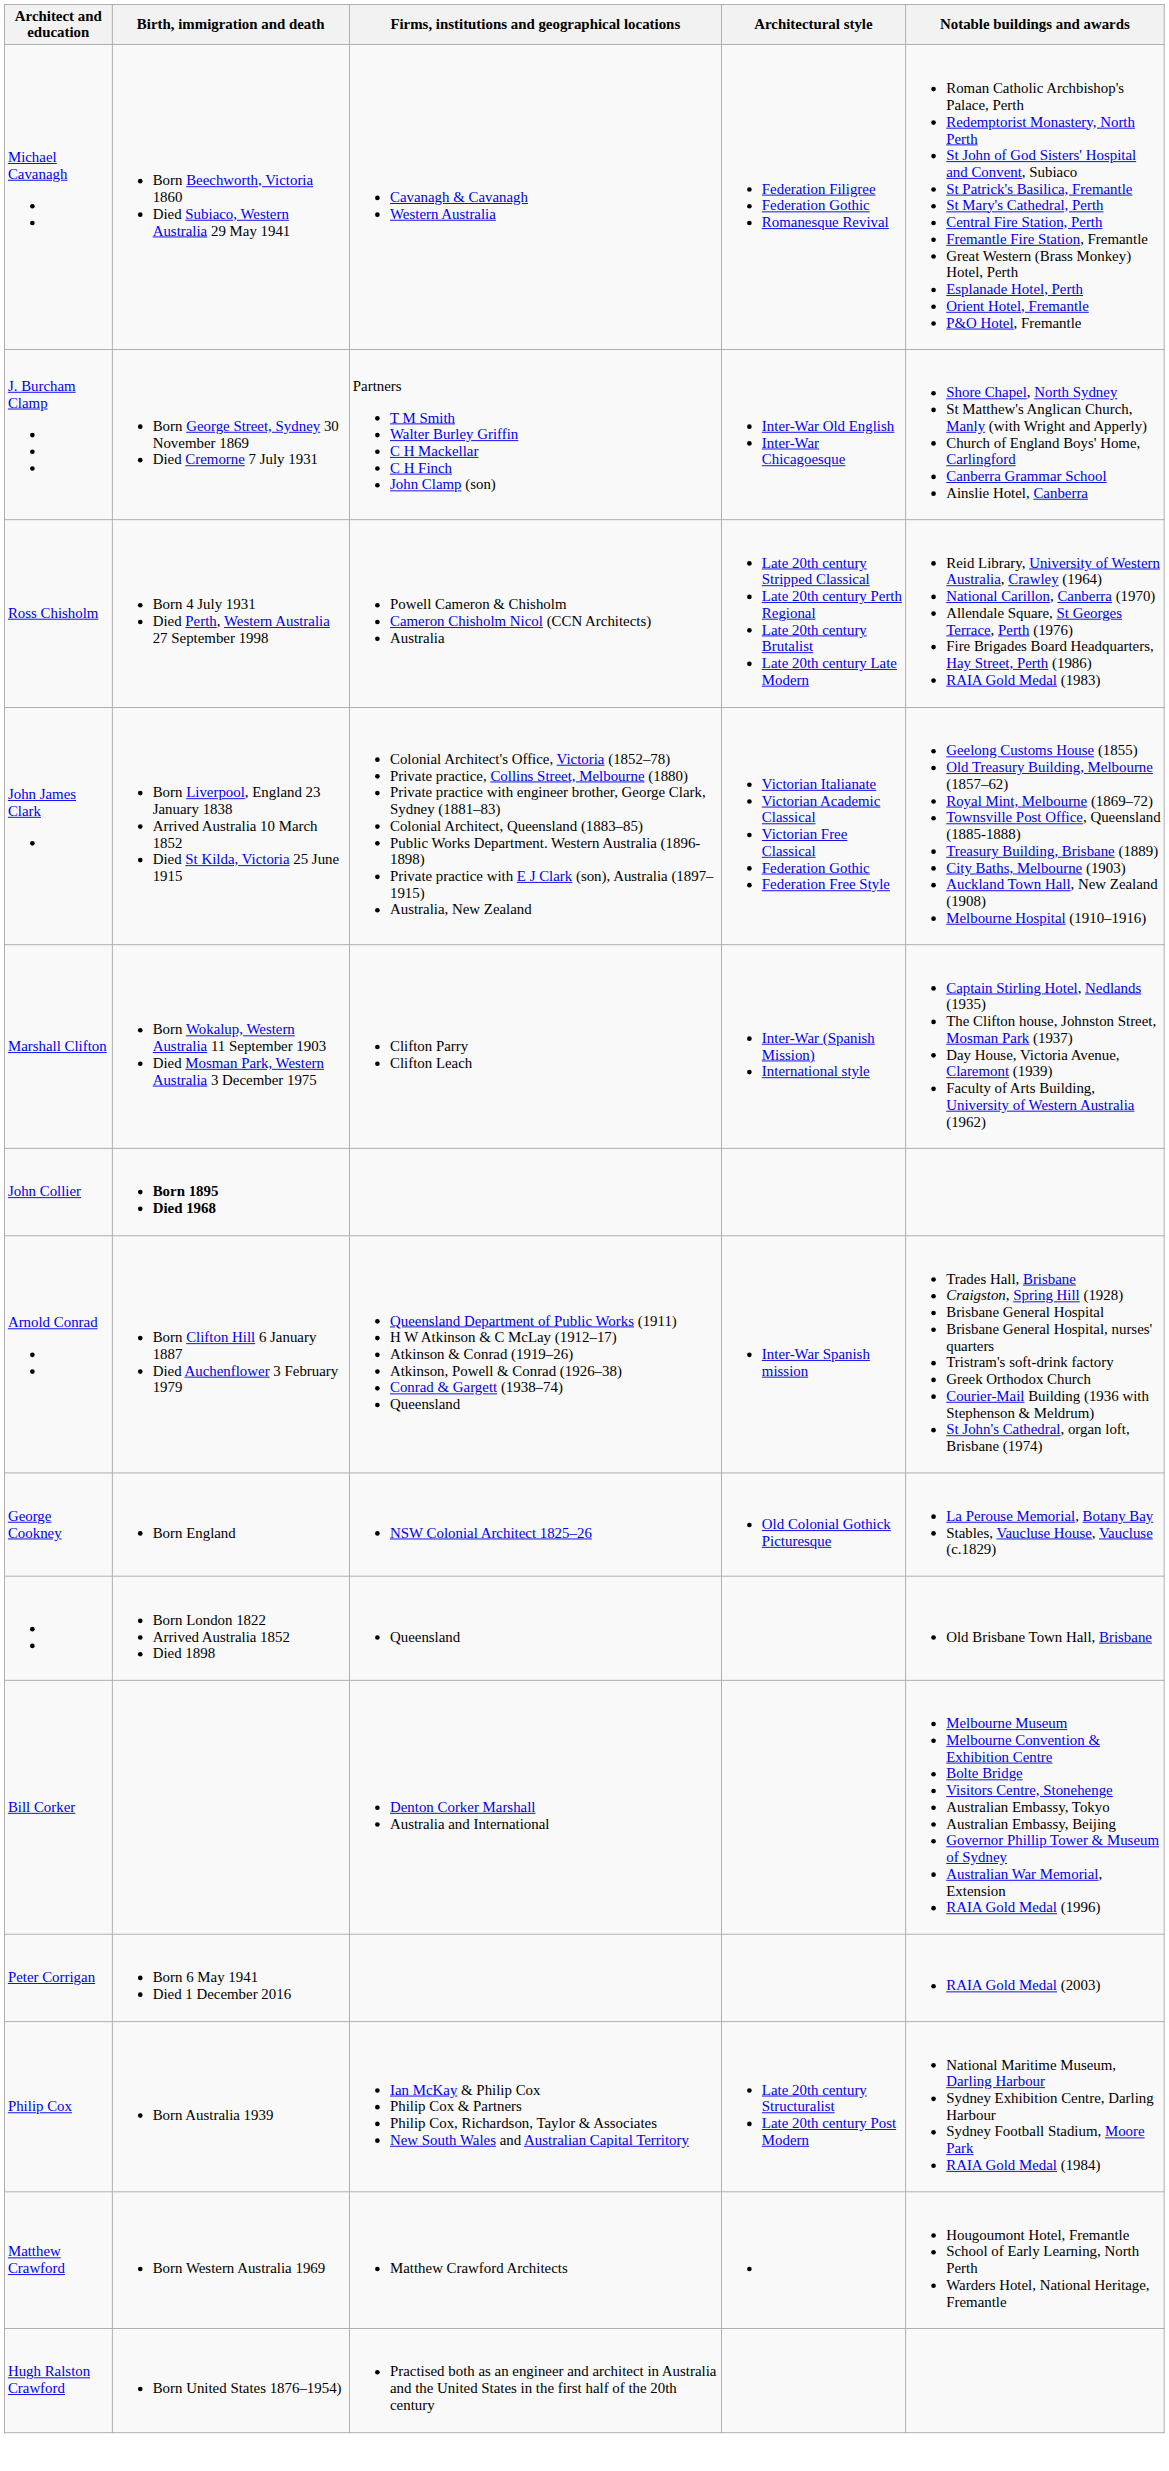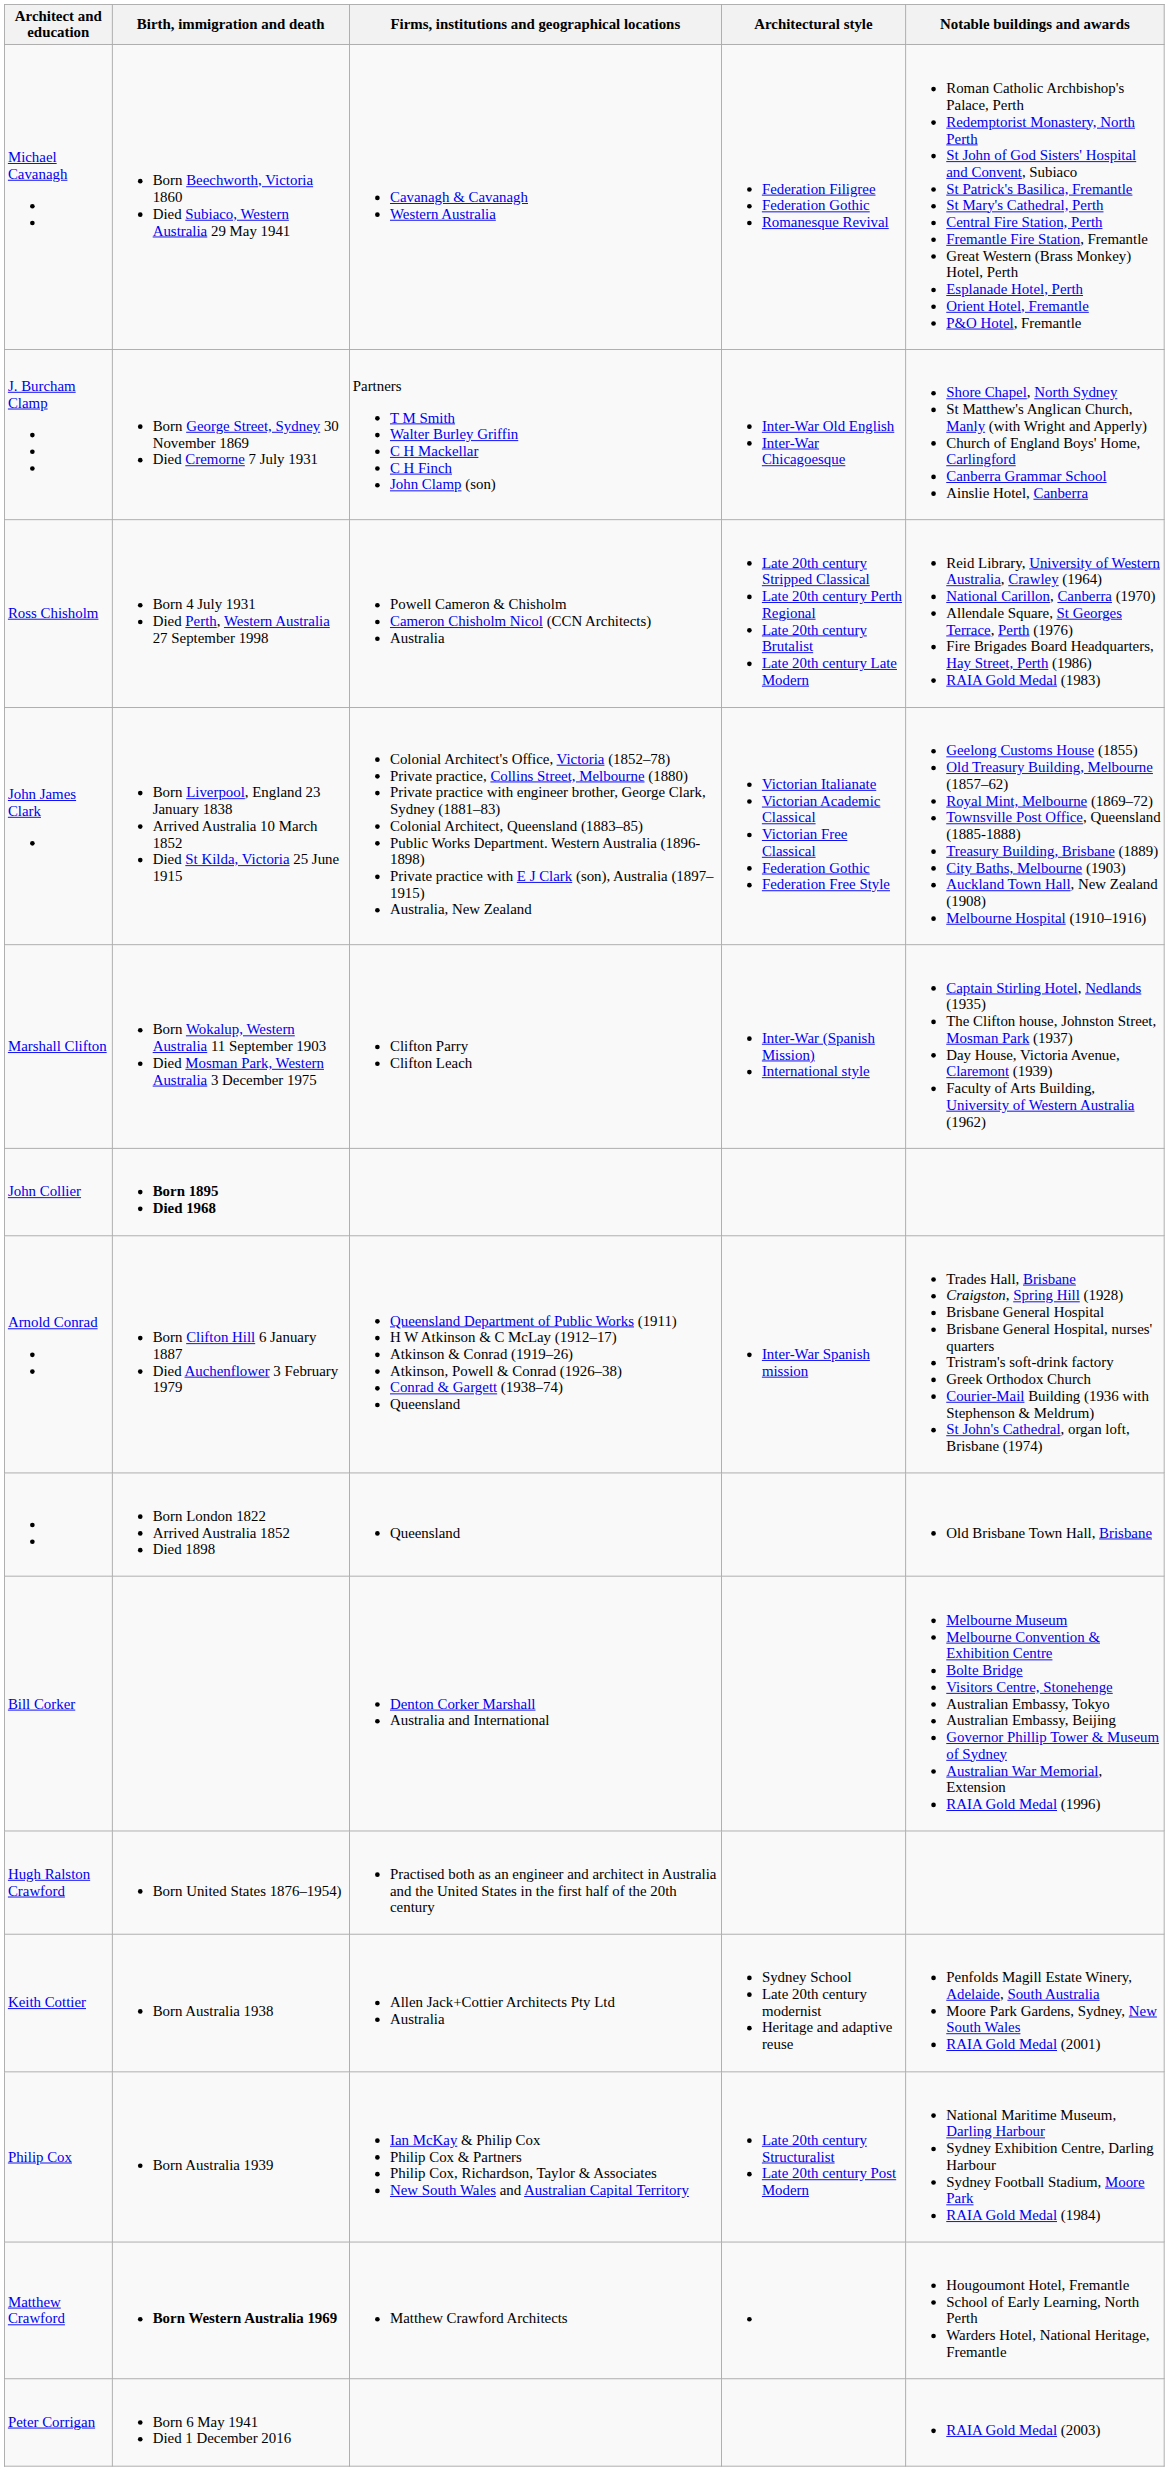- row: (35, 1524)
rows swapped: (51, 1977) <-> (49, 2380)
+ row: (47, 2002)
(231, 2269) normal -> (231, 2319) bold
